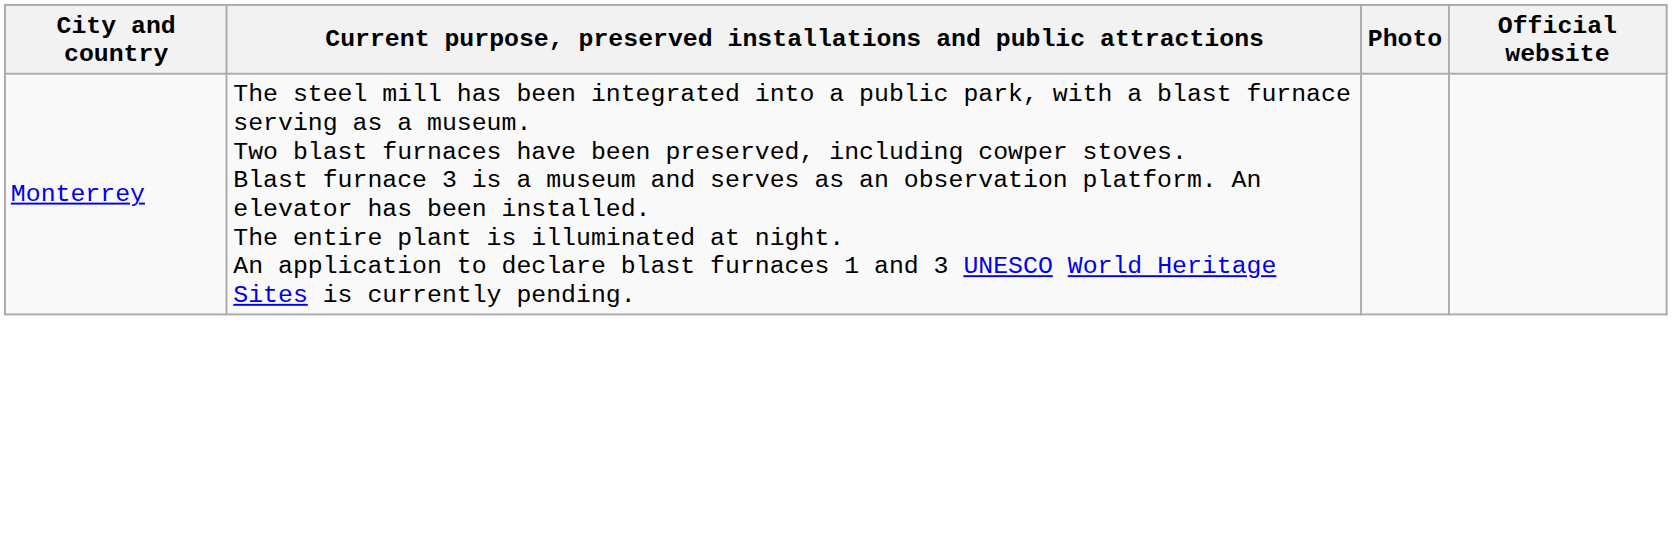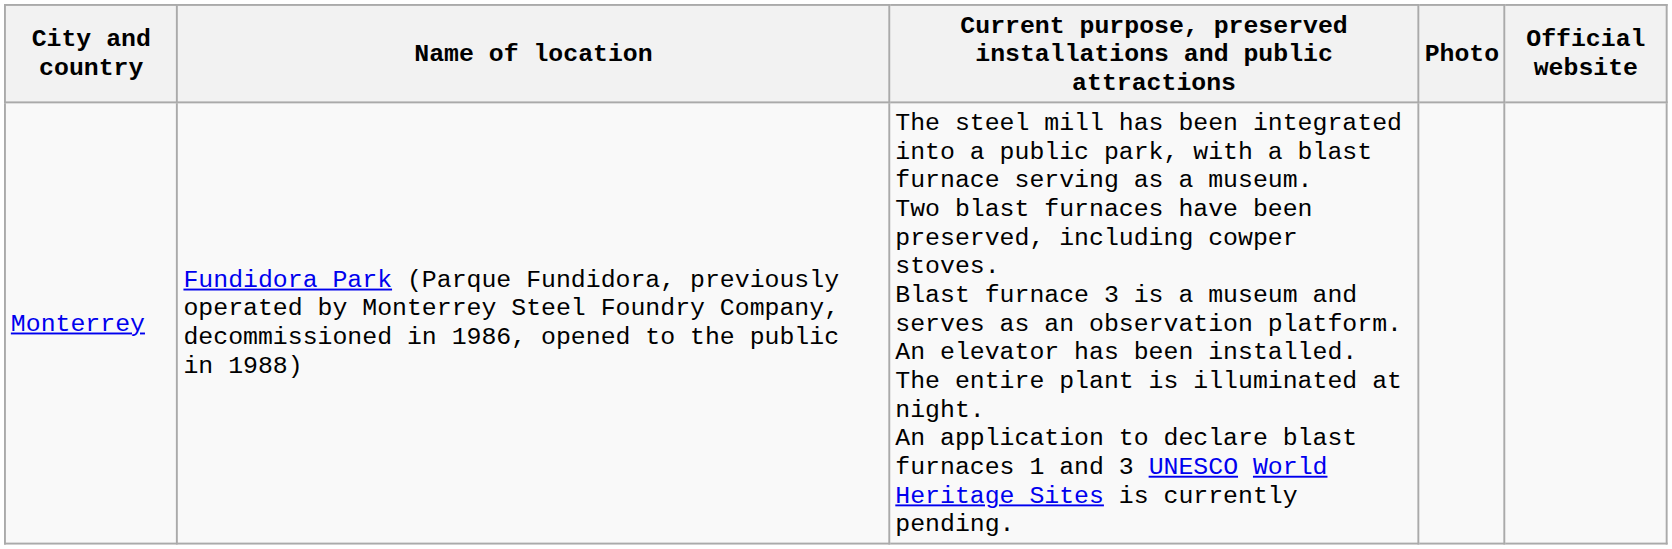+ column: (533, 54)
